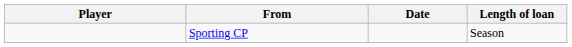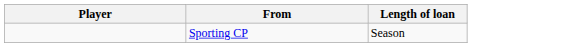- column: (418, 14)
